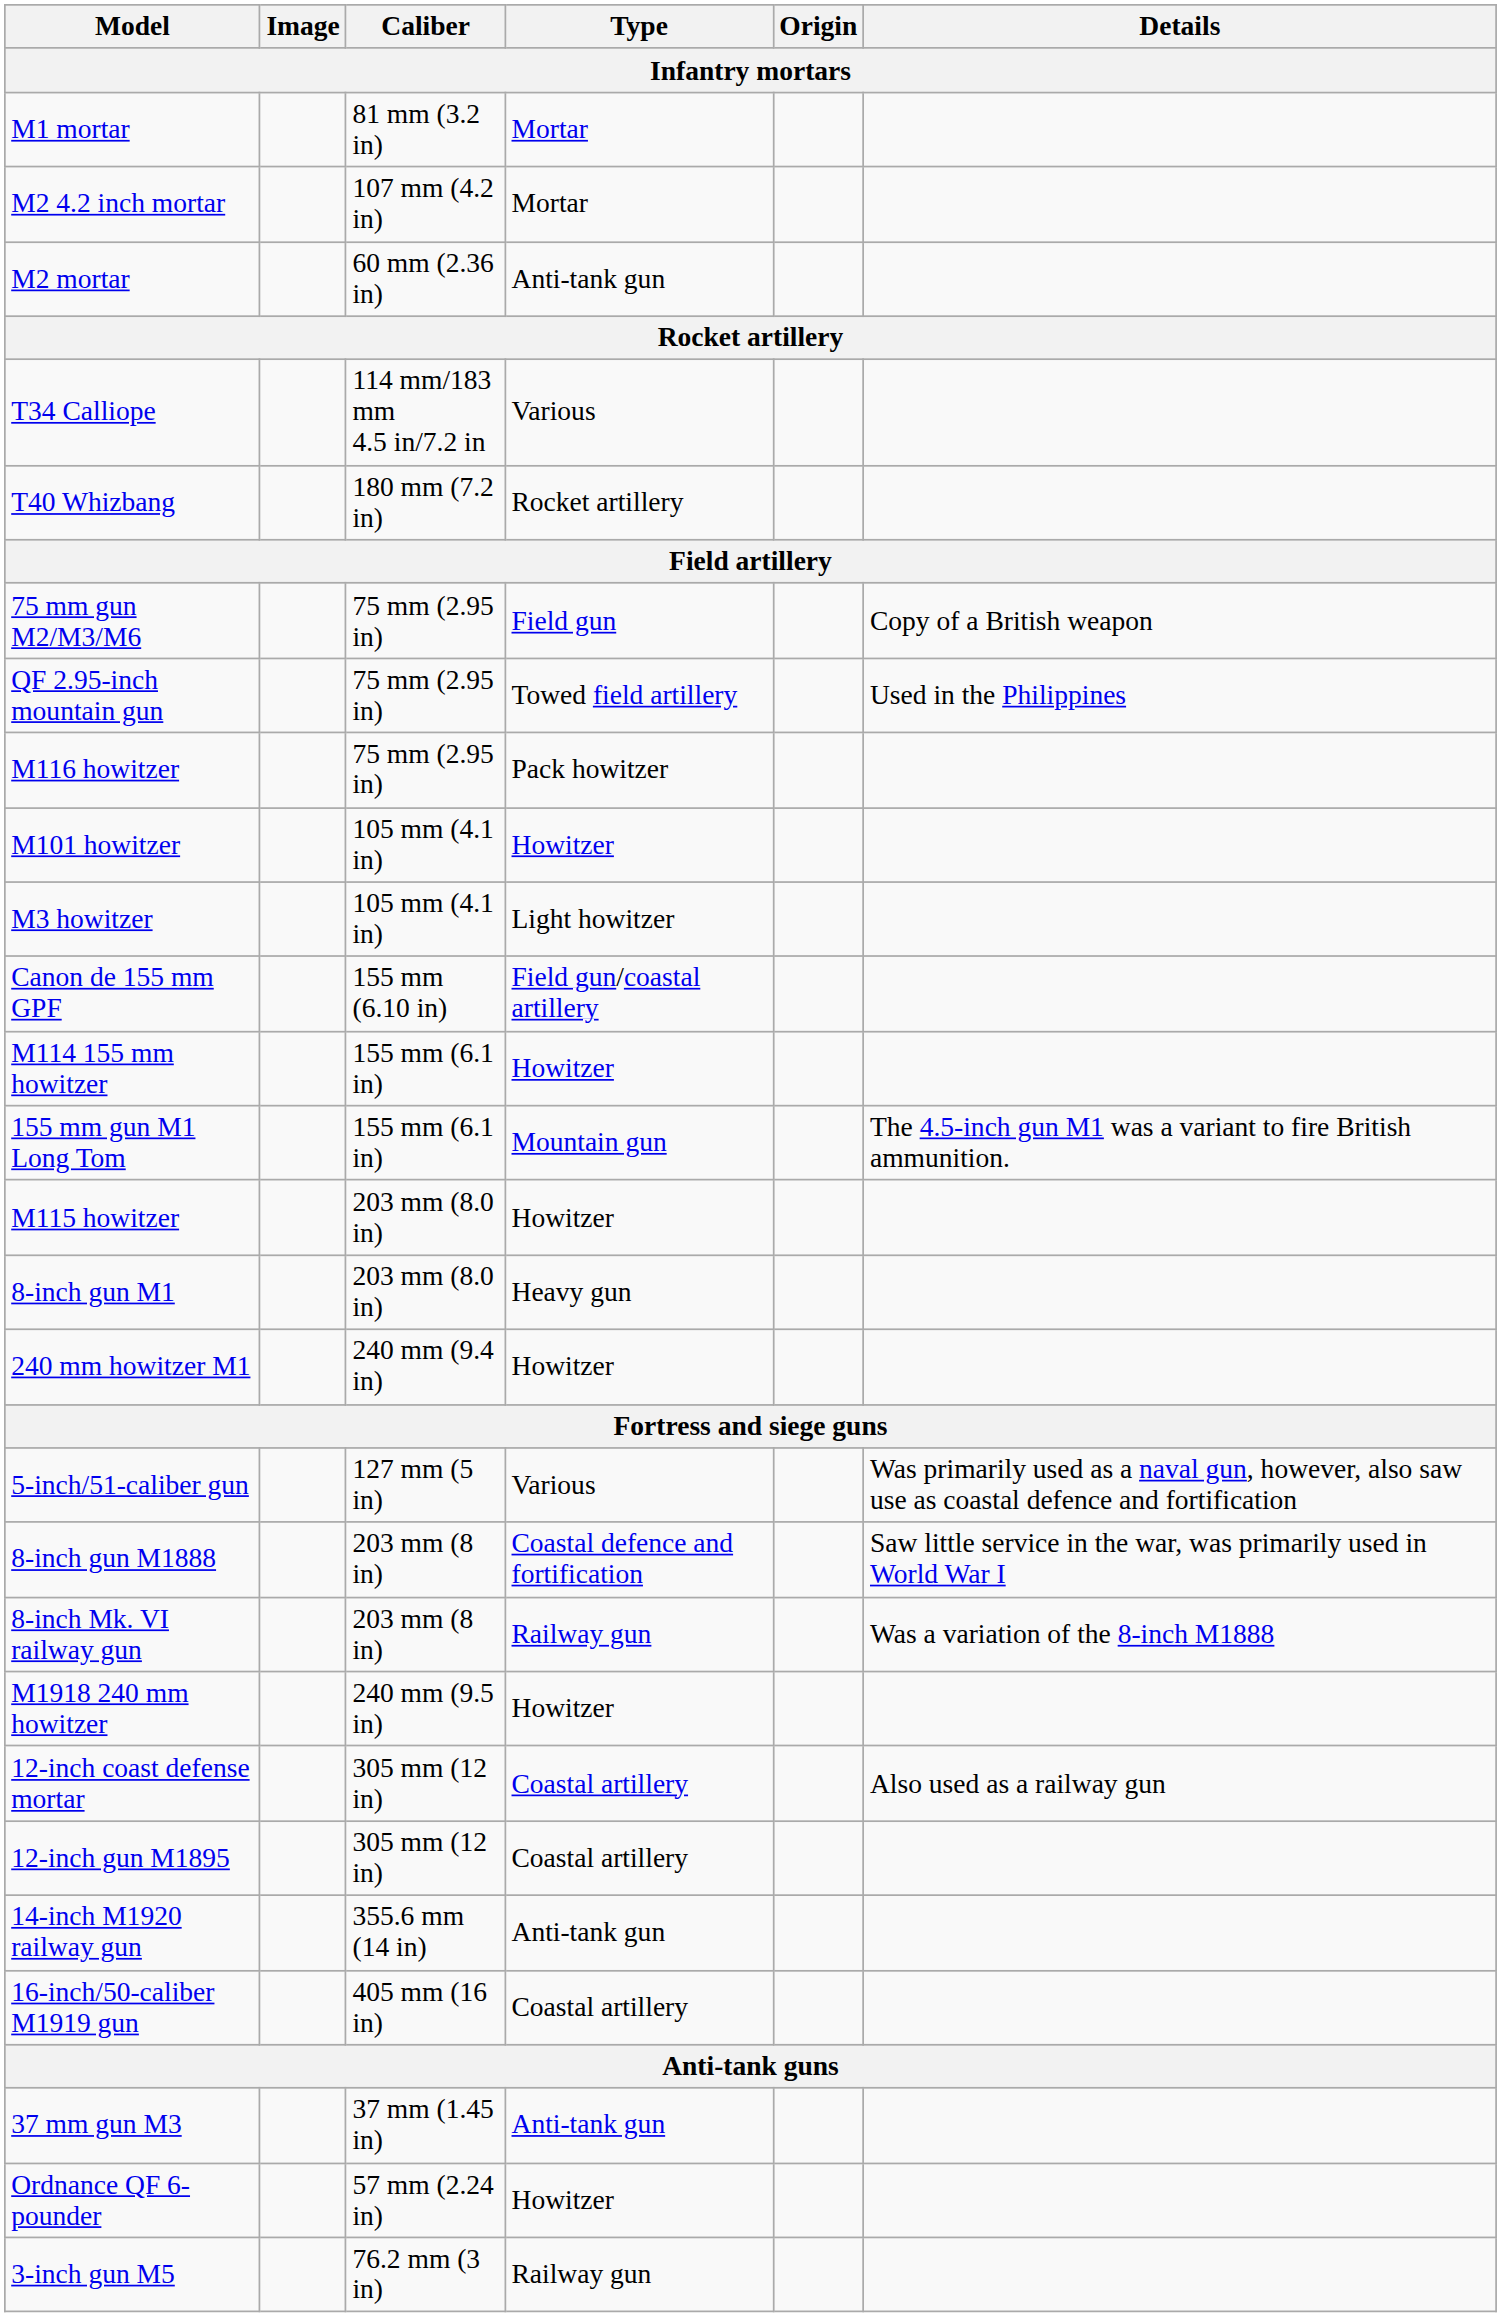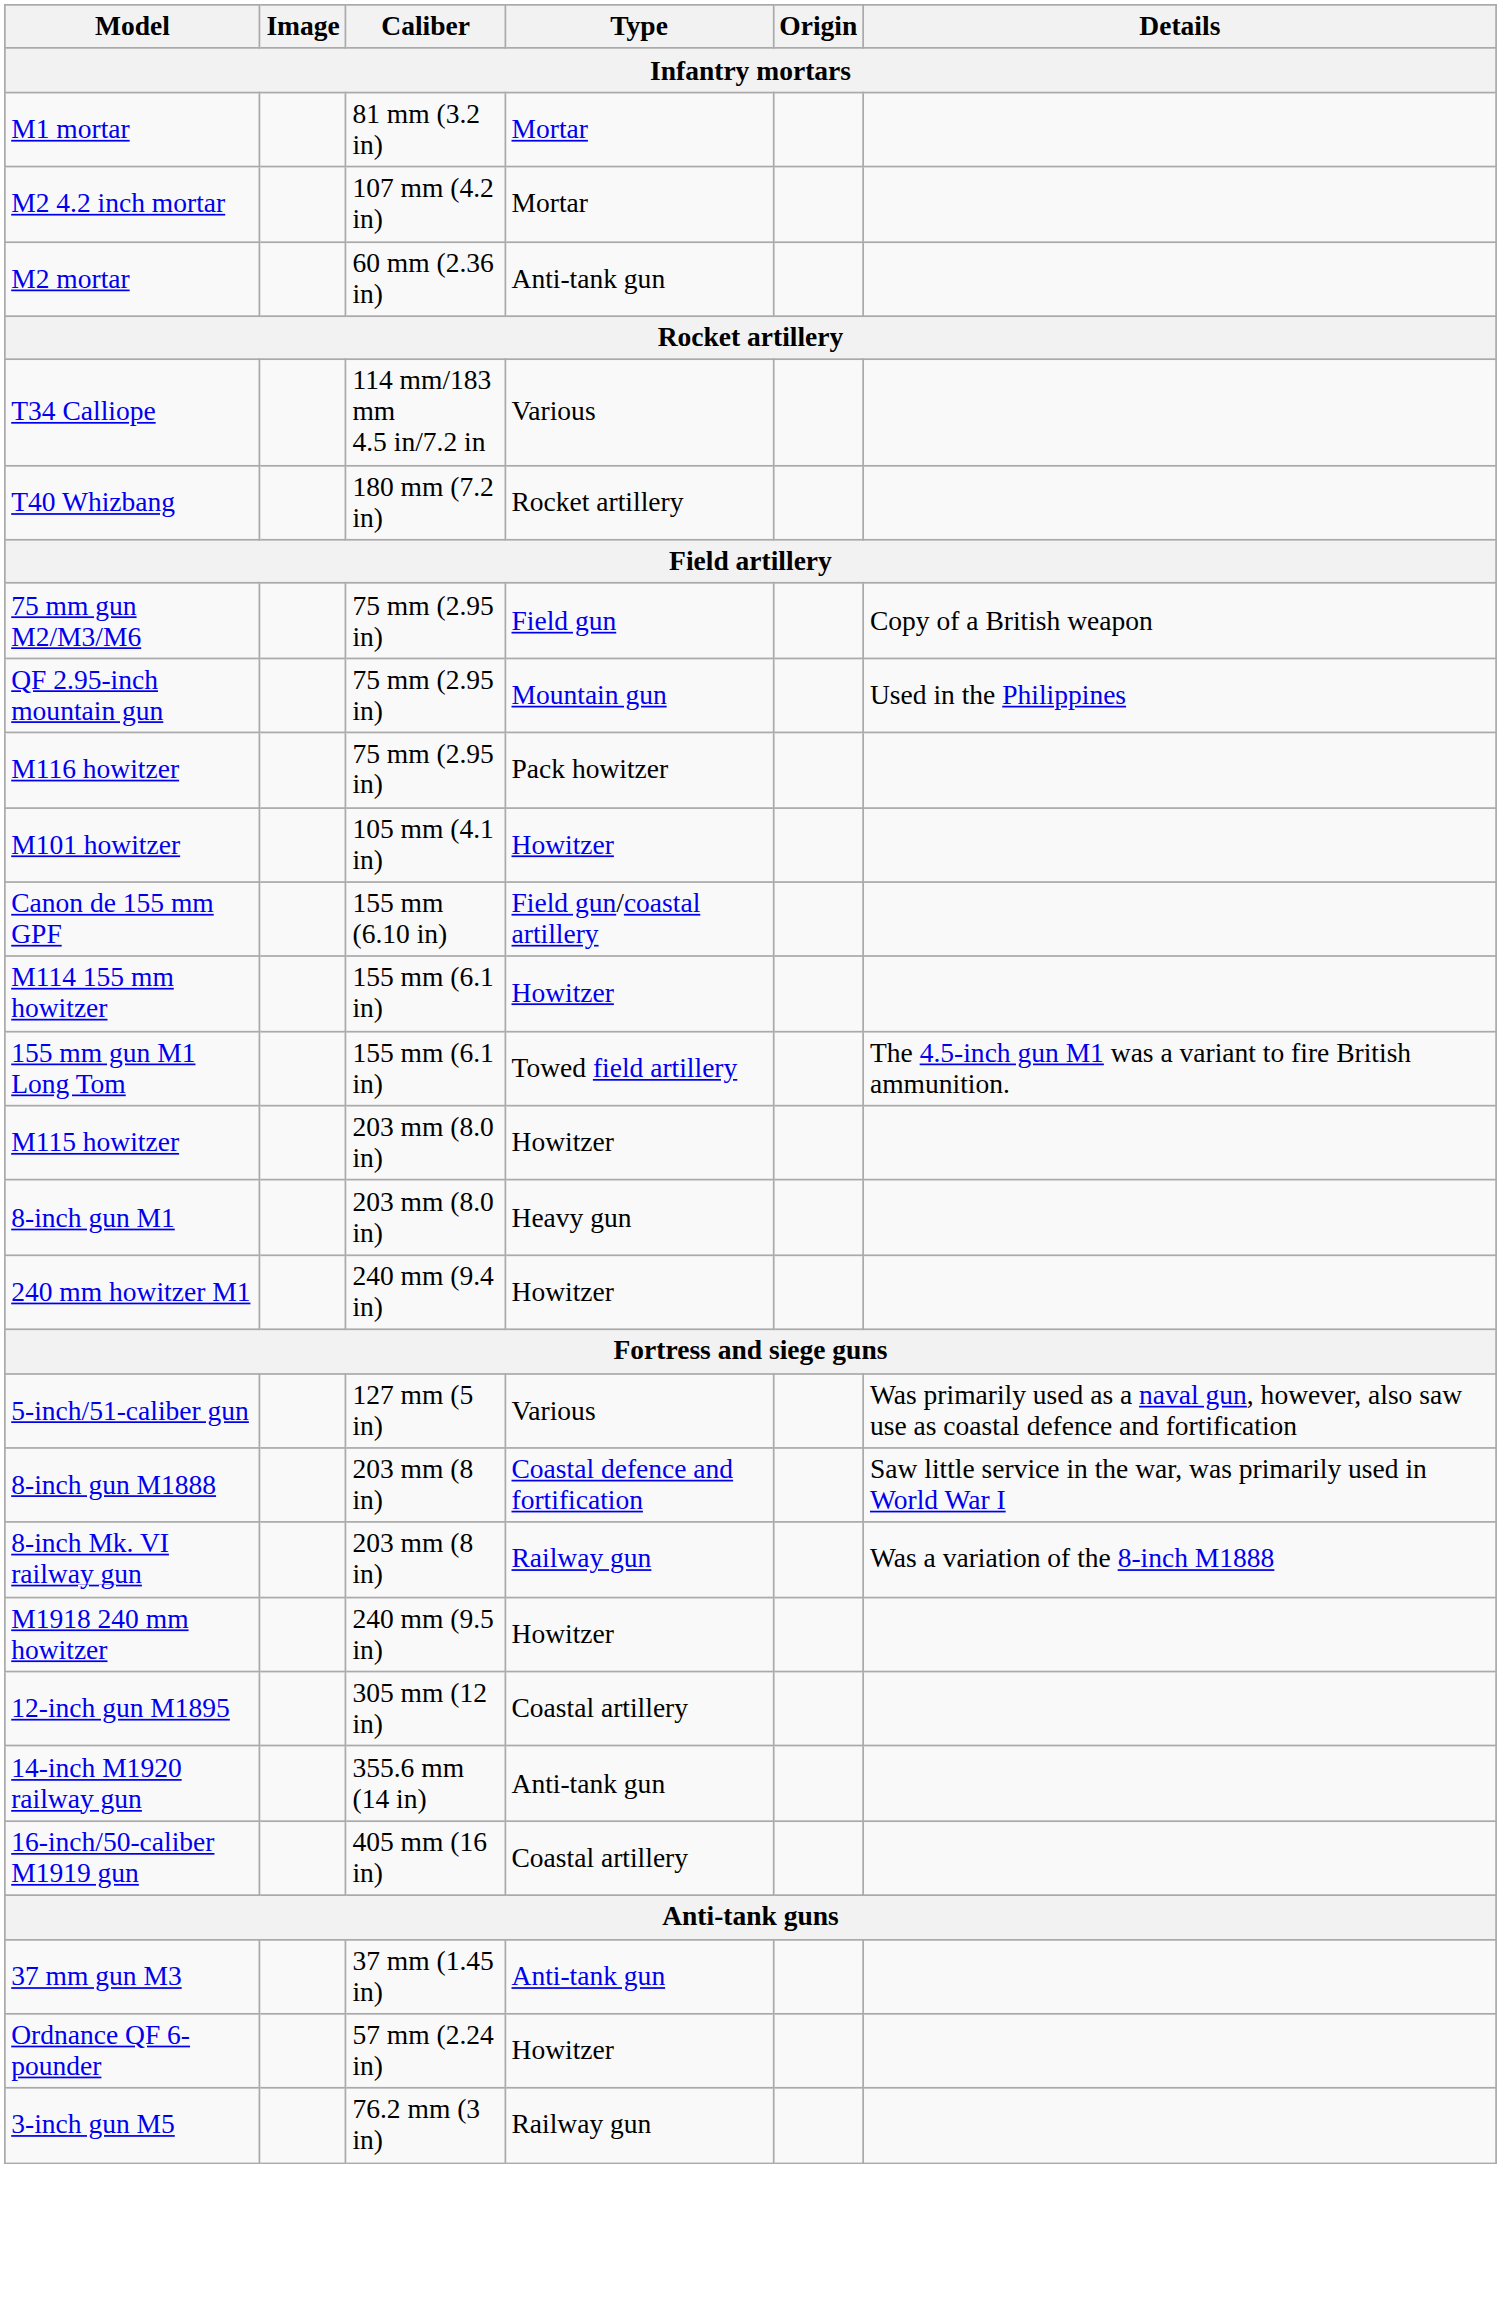(624, 694) Towed field artillery -> (589, 694) Mountain gun
- row: (82, 918)
(589, 1142) Mountain gun -> (624, 1067) Towed field artillery
- row: (130, 1783)
